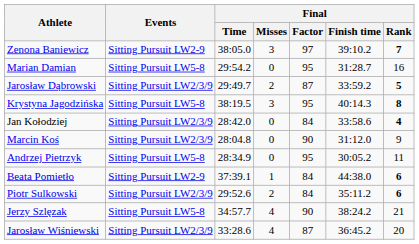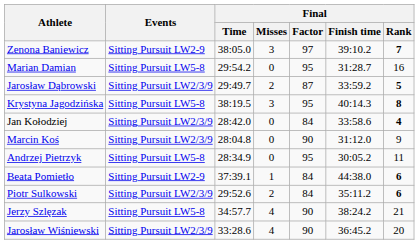(308, 230) 87 -> (308, 230) 90
